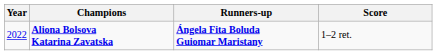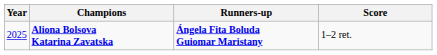(17, 35) 2022 -> (17, 35) 2025
